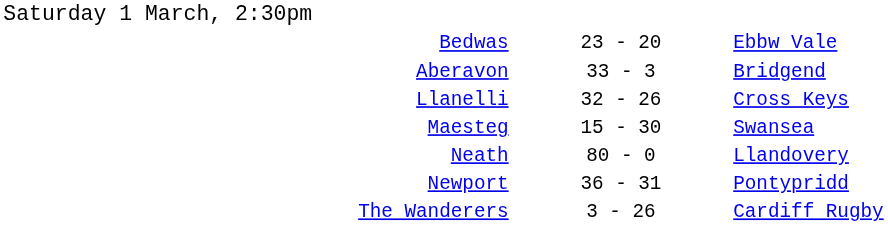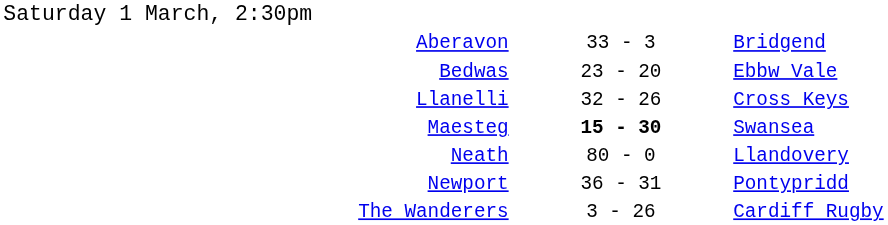rows swapped: (462, 72) <-> (474, 44)
(621, 128) normal -> (621, 128) bold
